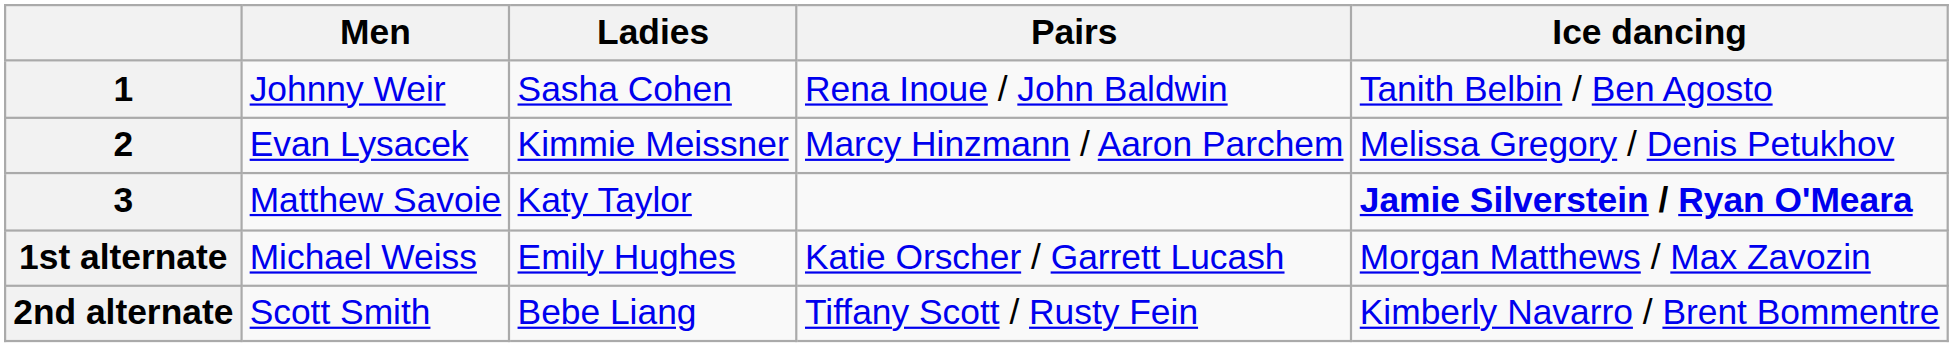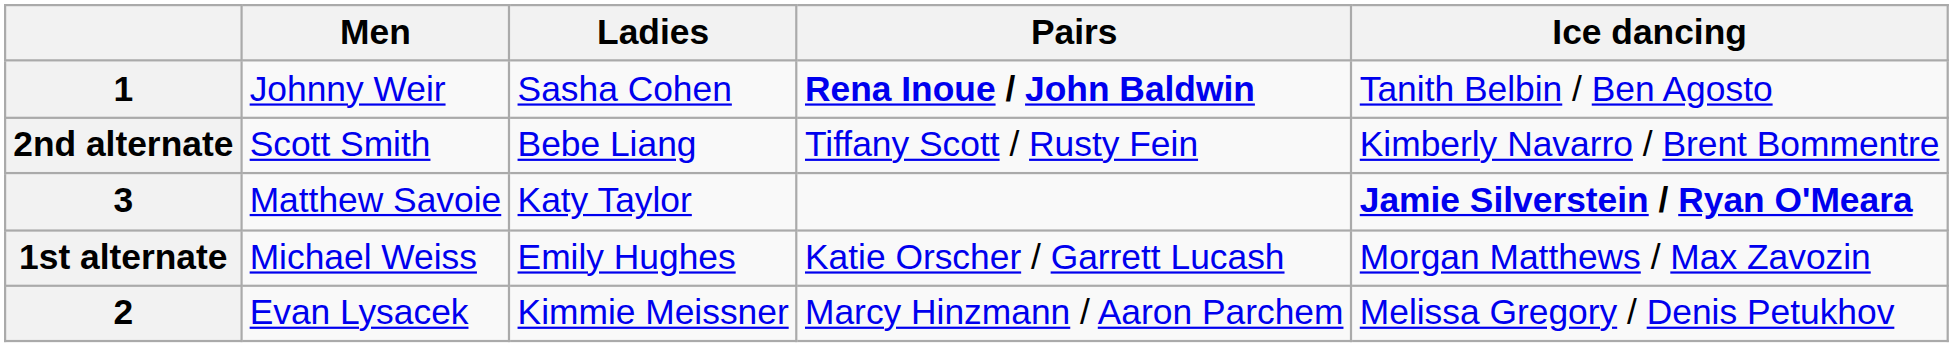(1016, 88) normal -> (1030, 88) bold
rows swapped: (123, 144) <-> (123, 312)
